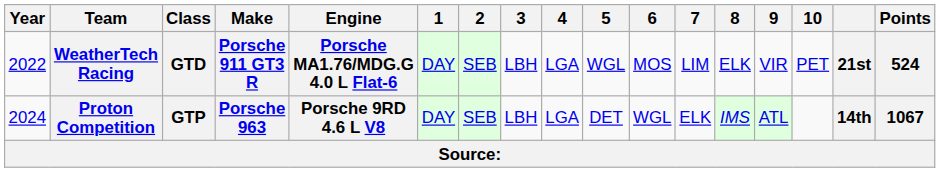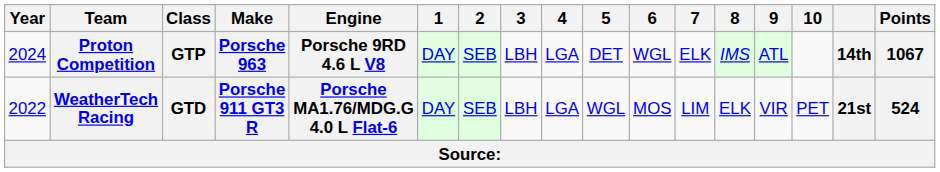rows swapped: (106, 64) <-> (106, 118)
